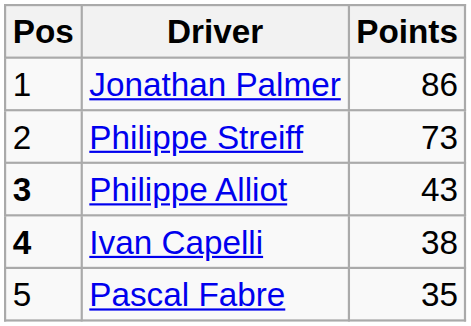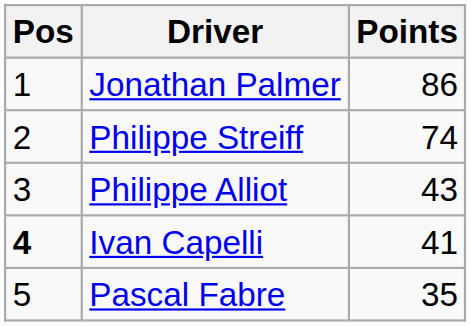(439, 137) 73 -> (439, 137) 74
(22, 190) bold -> (22, 190) normal
(439, 242) 38 -> (439, 242) 41
